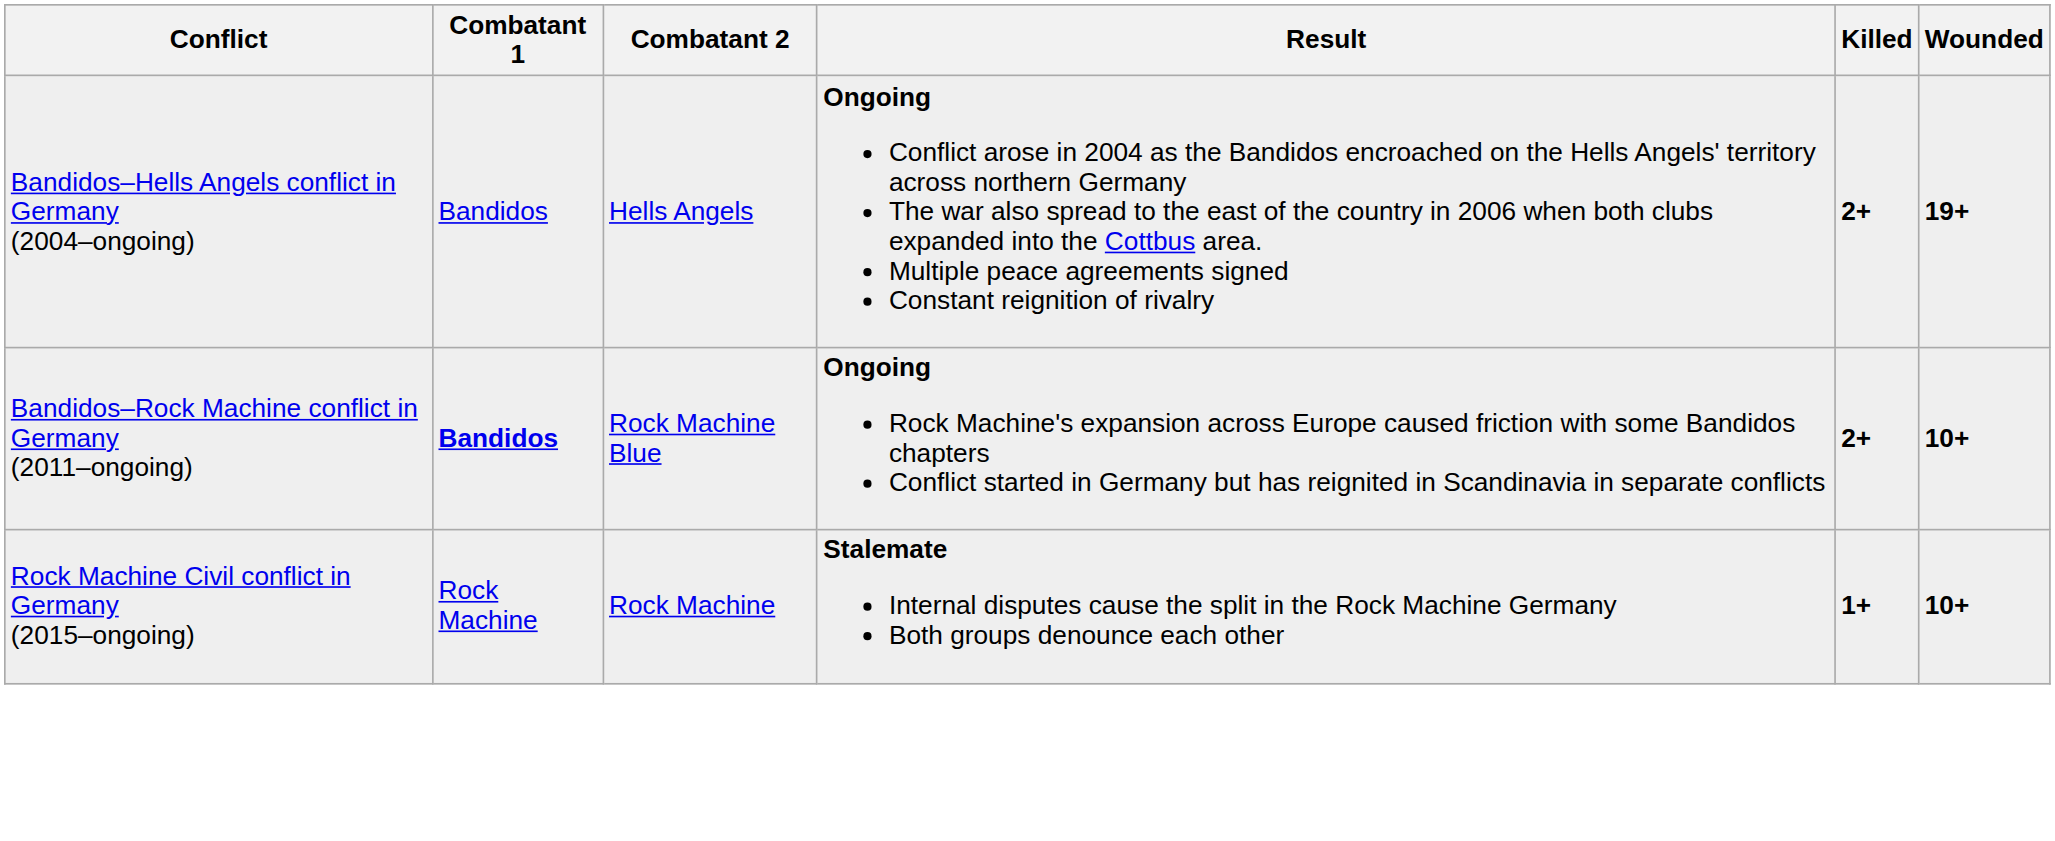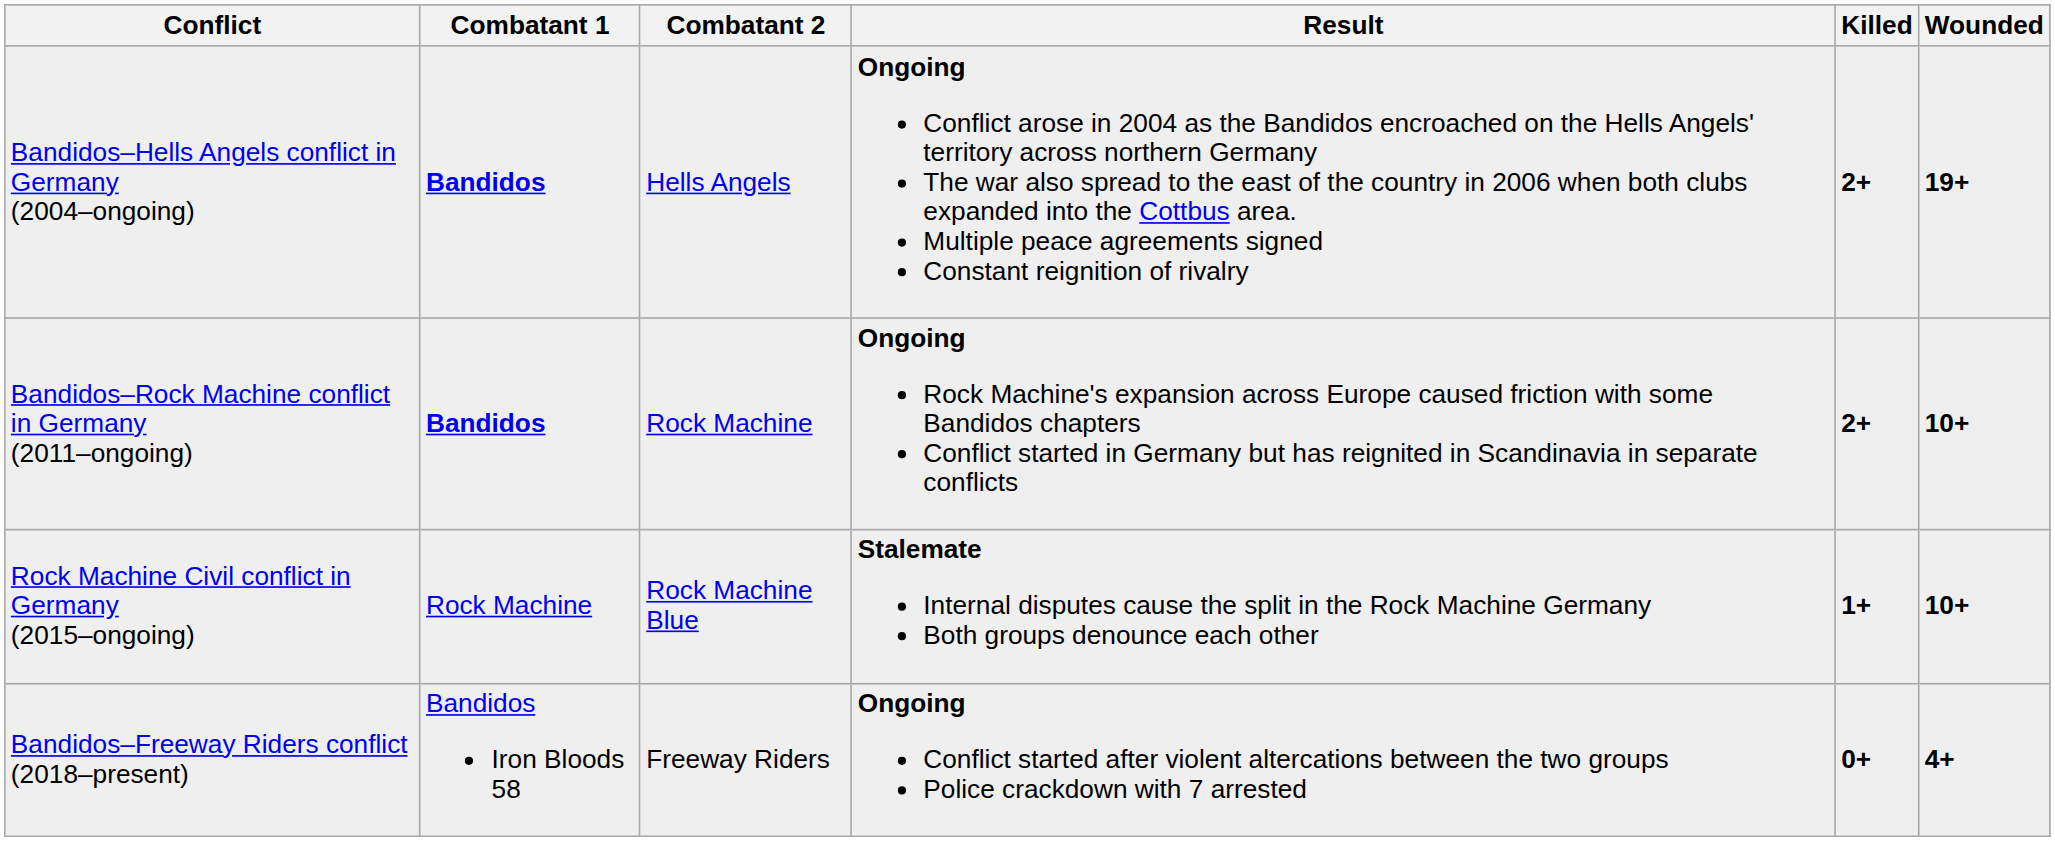(493, 211) normal -> (486, 181) bold
(692, 438) Rock Machine Blue -> (729, 423) Rock Machine
(692, 606) Rock Machine -> (729, 606) Rock Machine Blue
+ row: (209, 759)
